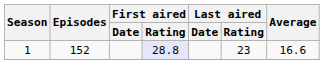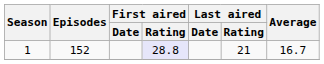(244, 50) 23 -> (244, 50) 21
(293, 50) 16.6 -> (293, 50) 16.7
